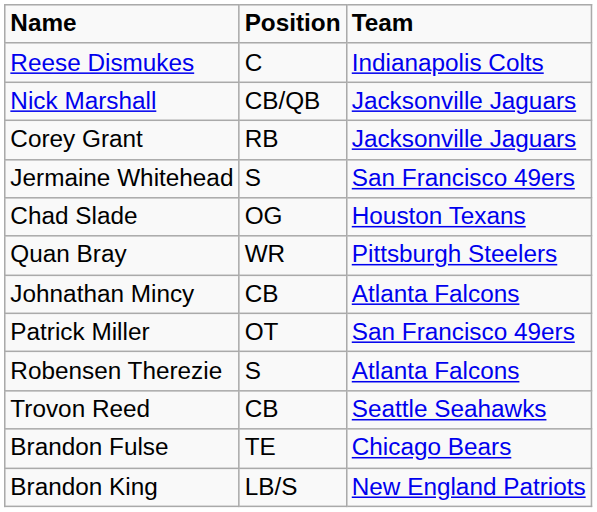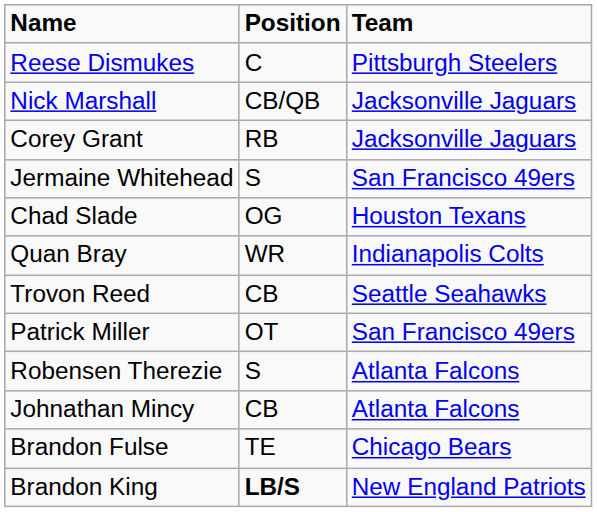(448, 62) Indianapolis Colts -> (455, 62) Pittsburgh Steelers
(455, 255) Pittsburgh Steelers -> (448, 255) Indianapolis Colts
rows swapped: (80, 409) <-> (102, 293)
(271, 486) normal -> (272, 486) bold
